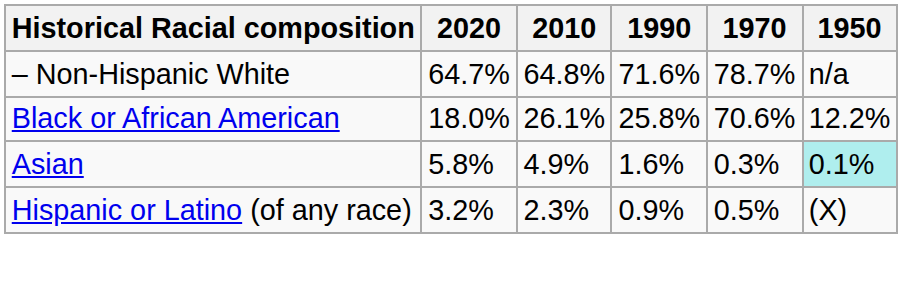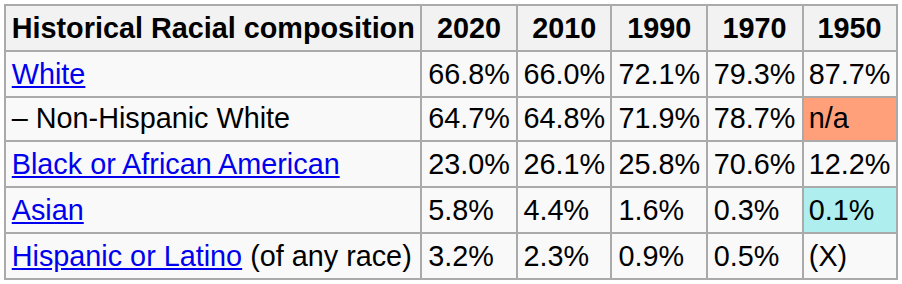+ row: (49, 74)
(659, 74) 71.6% -> (659, 119) 71.9%
(829, 74) no background -> (829, 119) lightsalmon background
(469, 119) 18.0% -> (469, 165) 23.0%
(556, 165) 4.9% -> (556, 210) 4.4%
